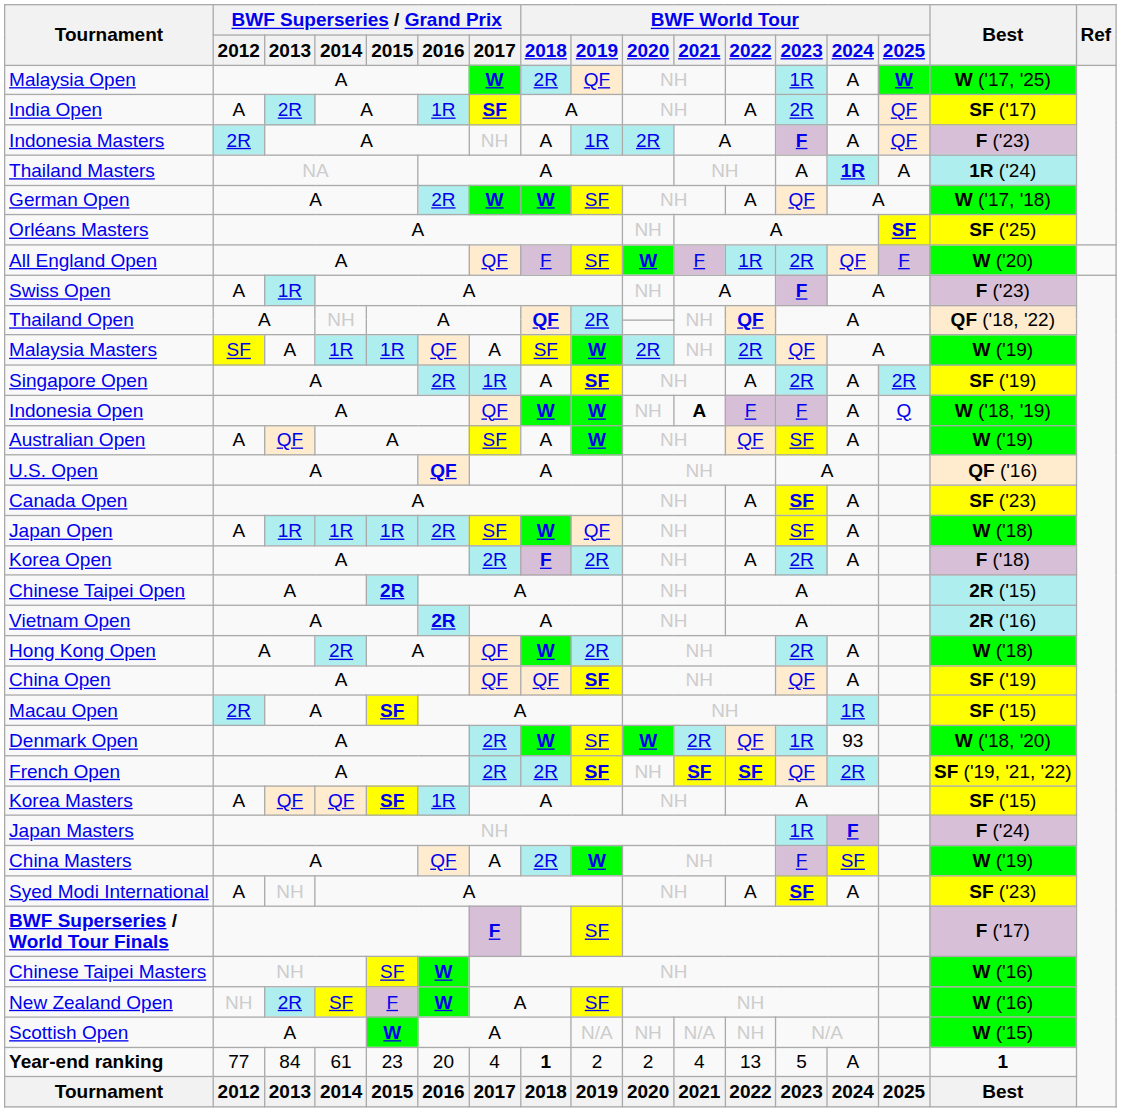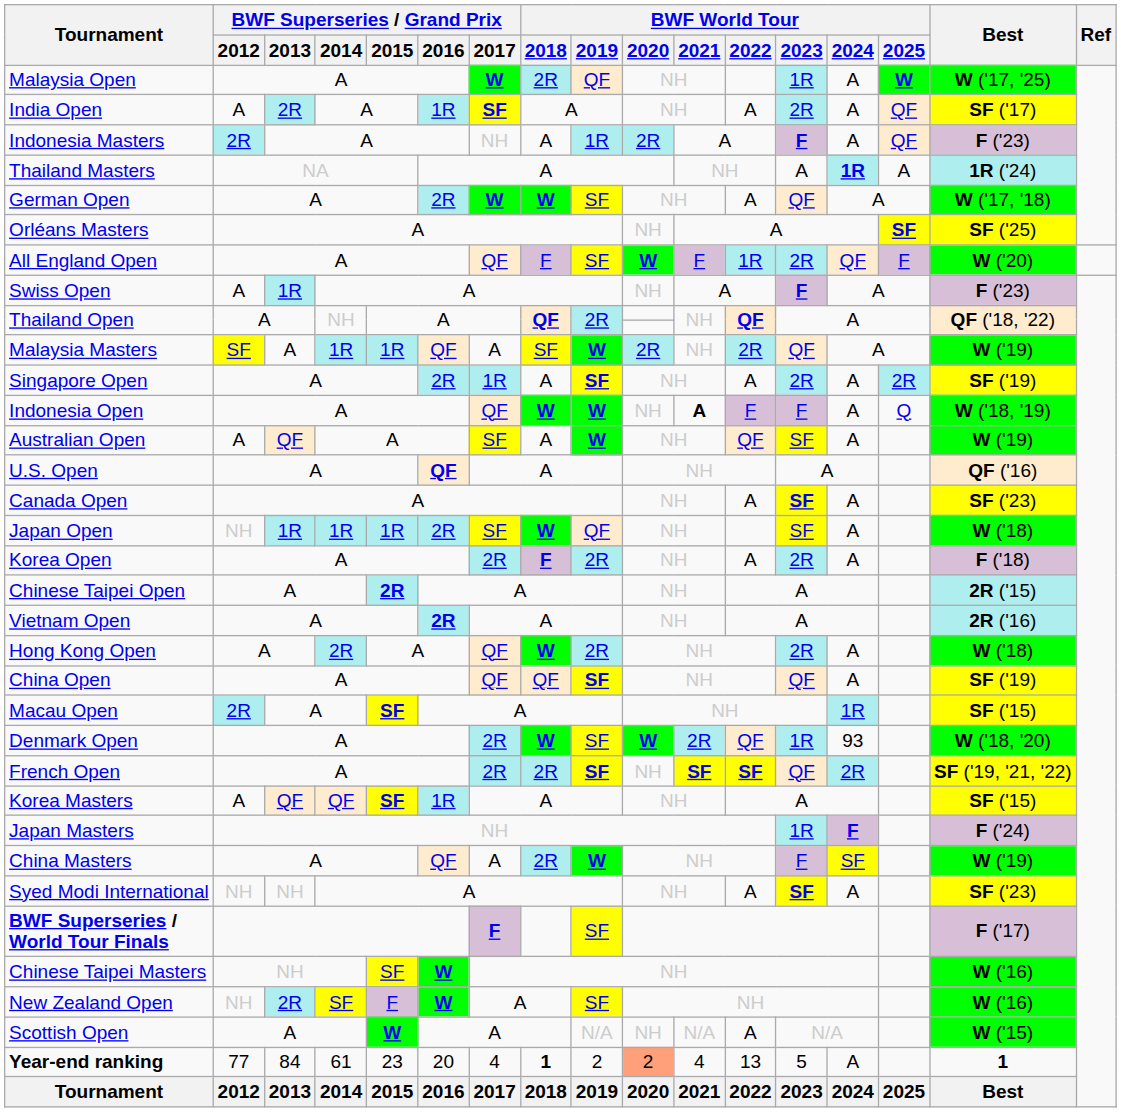(239, 531) A -> (239, 531) NH
(239, 891) A -> (239, 891) NH
(750, 1032) NH -> (750, 1032) A
(648, 1062) no background -> (648, 1062) lightsalmon background
